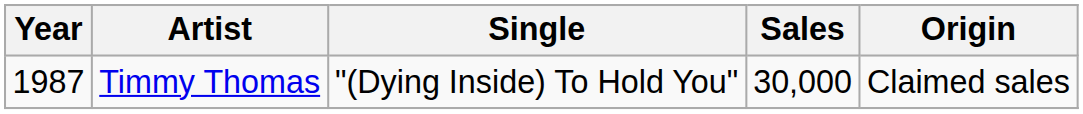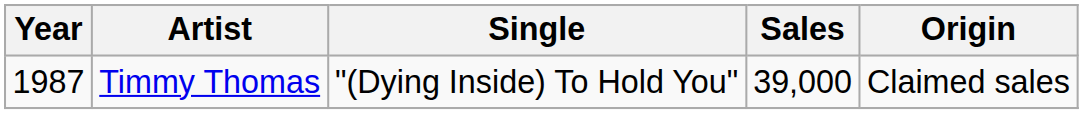(803, 81) 30,000 -> (803, 81) 39,000
